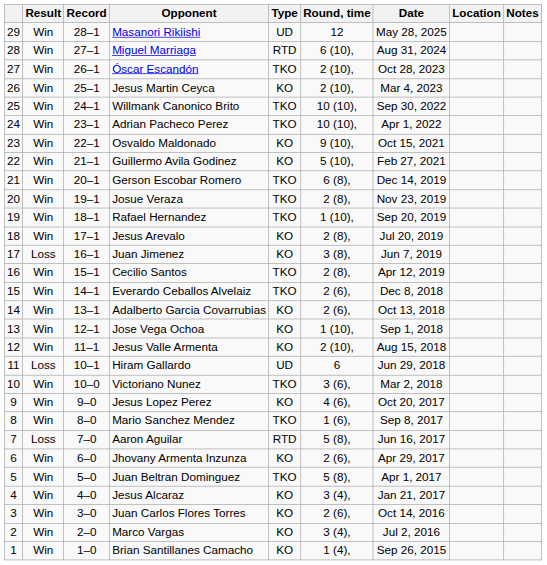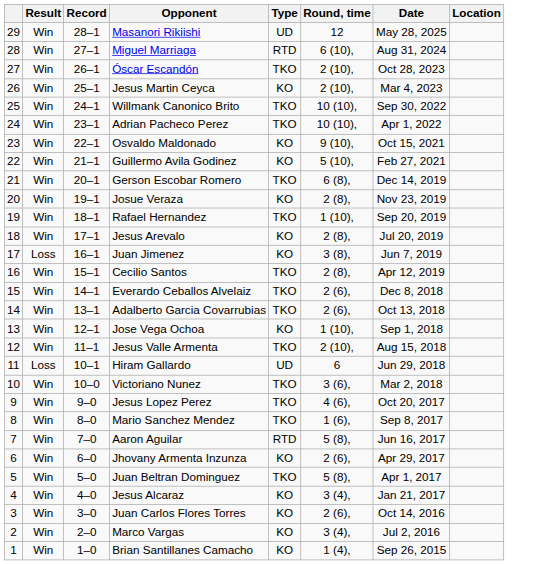- column: (522, 13)
(285, 198) TKO -> (285, 198) KO
(285, 310) KO -> (285, 310) TKO
(285, 347) KO -> (285, 347) TKO
(285, 402) KO -> (285, 402) TKO
(43, 439) Loss -> (43, 439) Win
